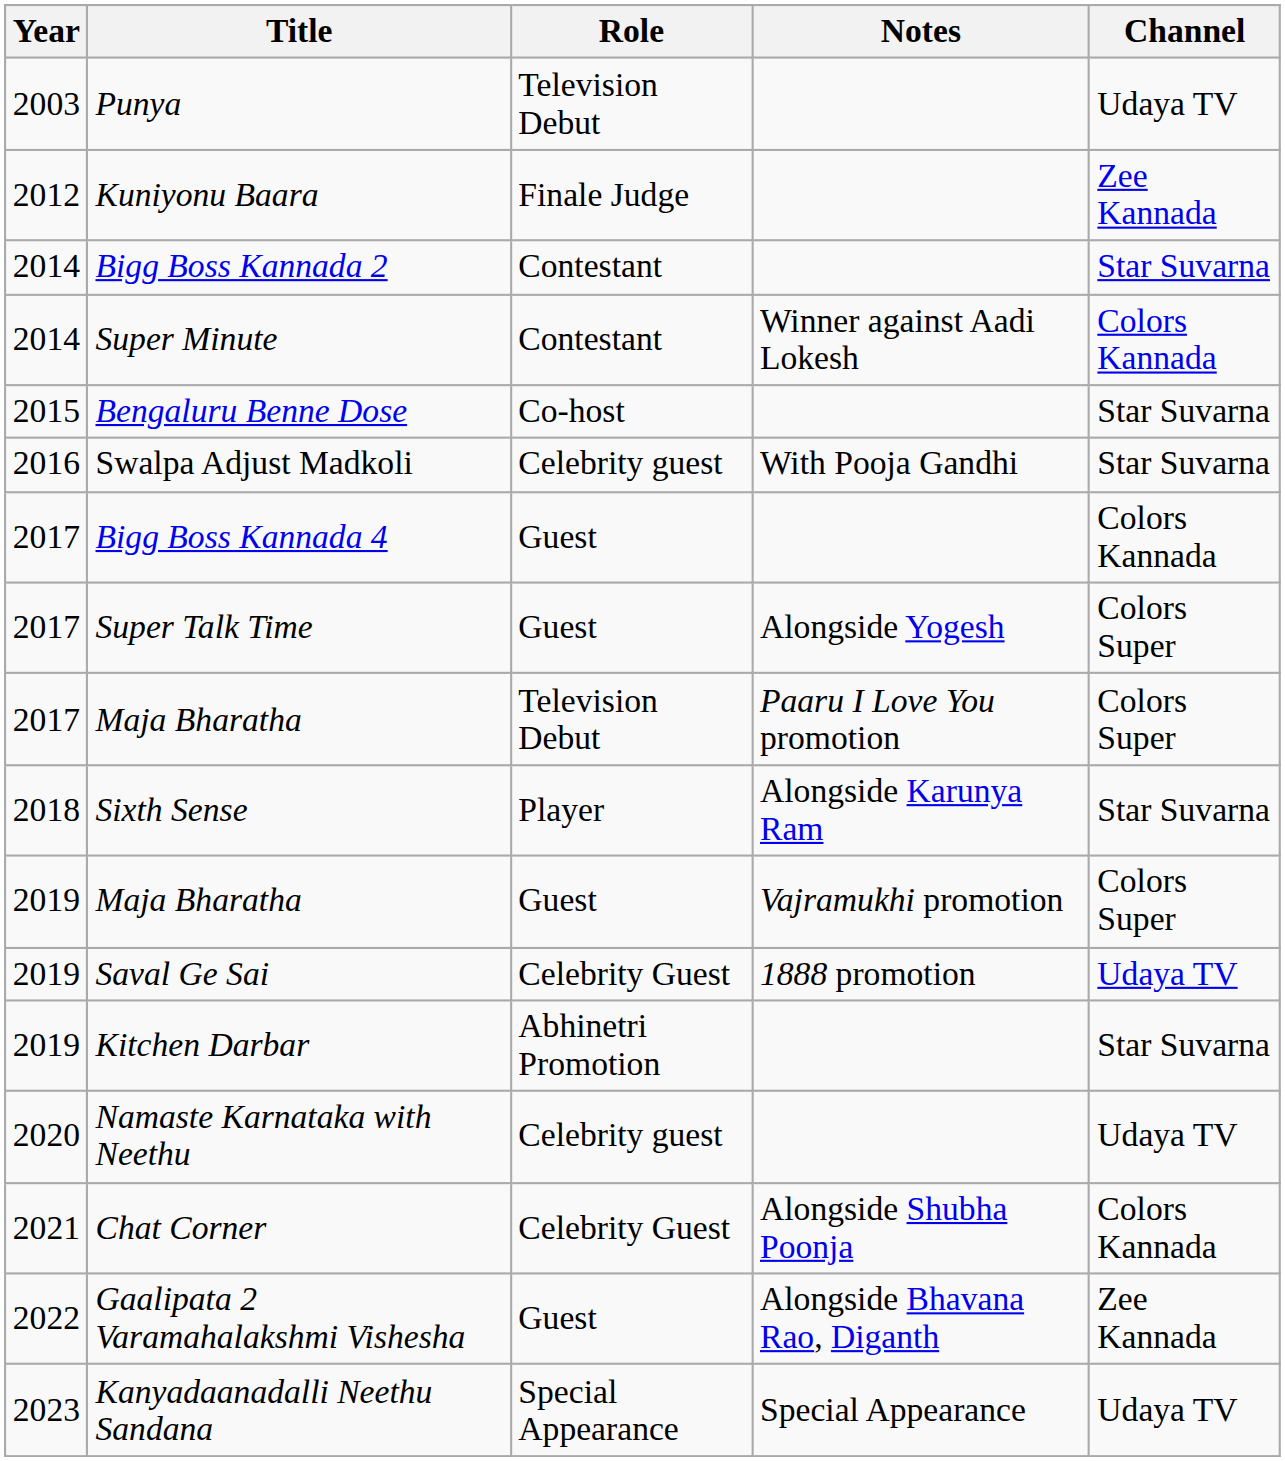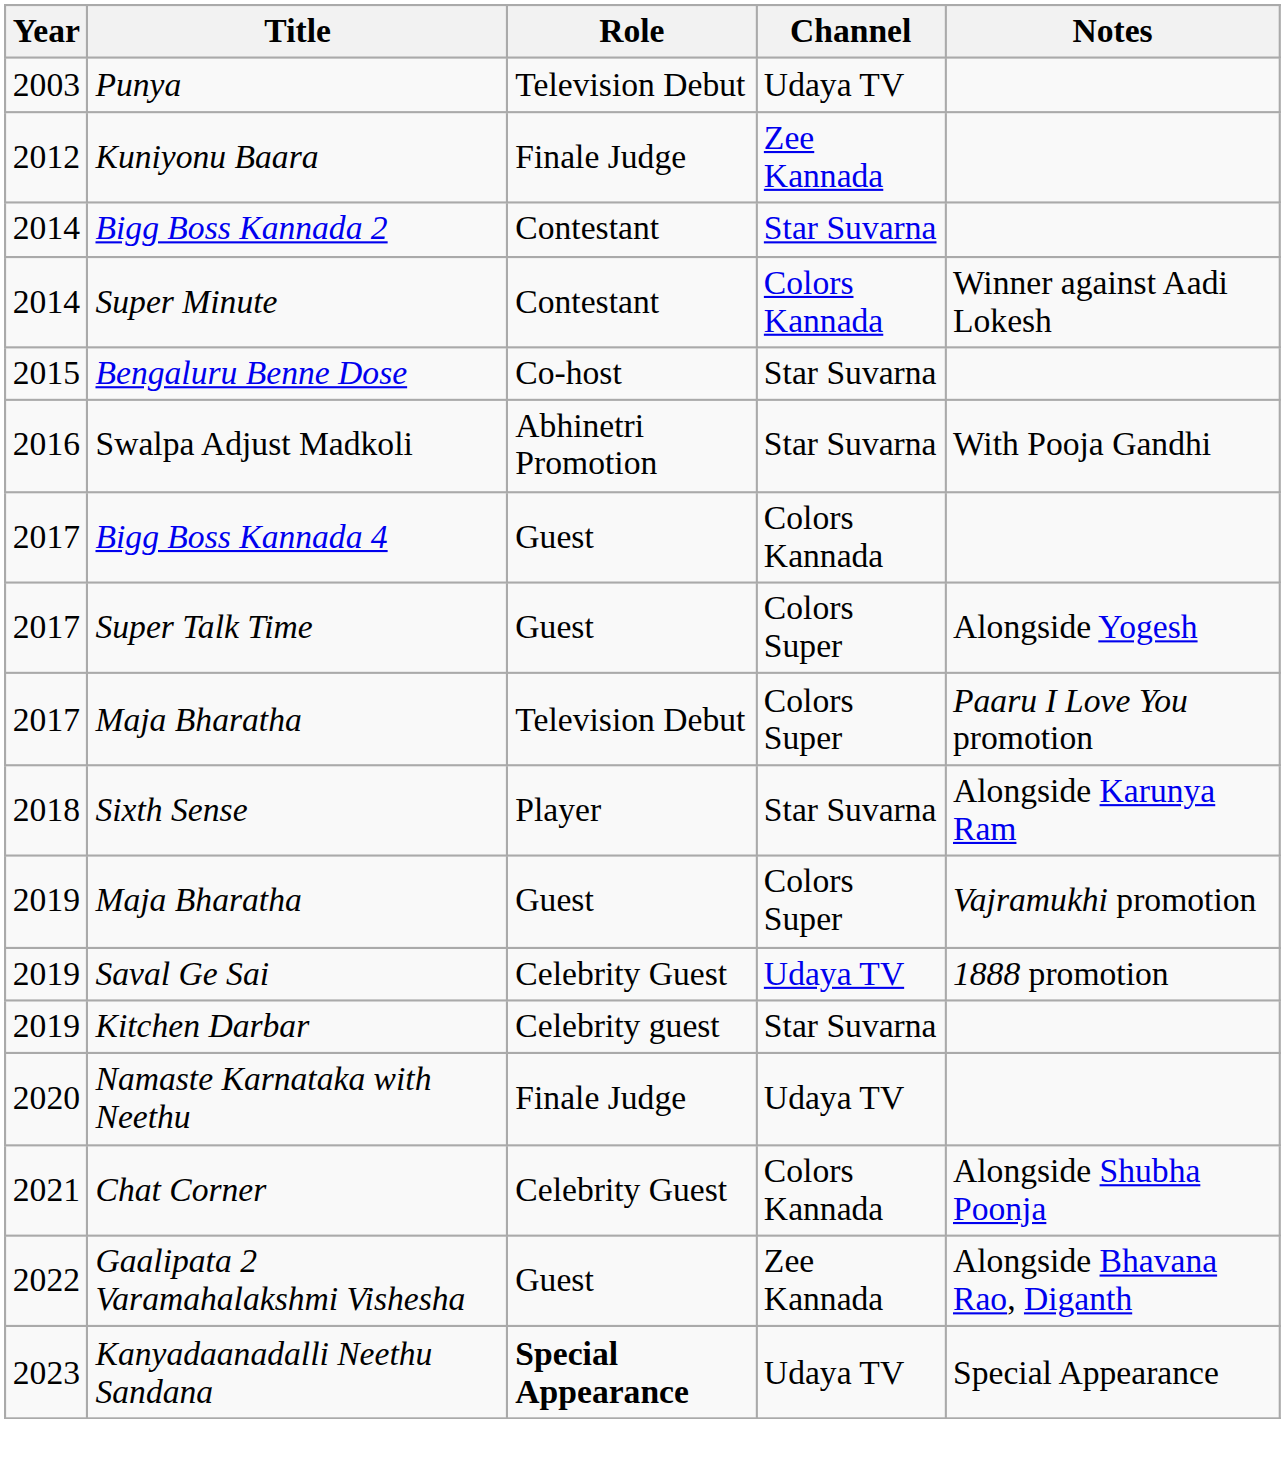columns swapped: (1185, 31) <-> (921, 31)
(621, 464) Celebrity guest -> (586, 445) Abhinetri Promotion
(589, 1045) Abhinetri Promotion -> (618, 1026) Celebrity guest
(621, 1136) Celebrity guest -> (601, 1098) Finale Judge
(599, 1409) normal -> (602, 1371) bold
